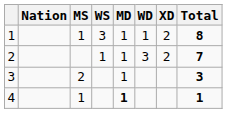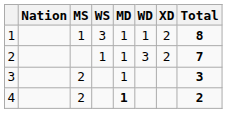(81, 98) 1 -> (81, 98) 2
(200, 98) 1 -> (200, 98) 2
